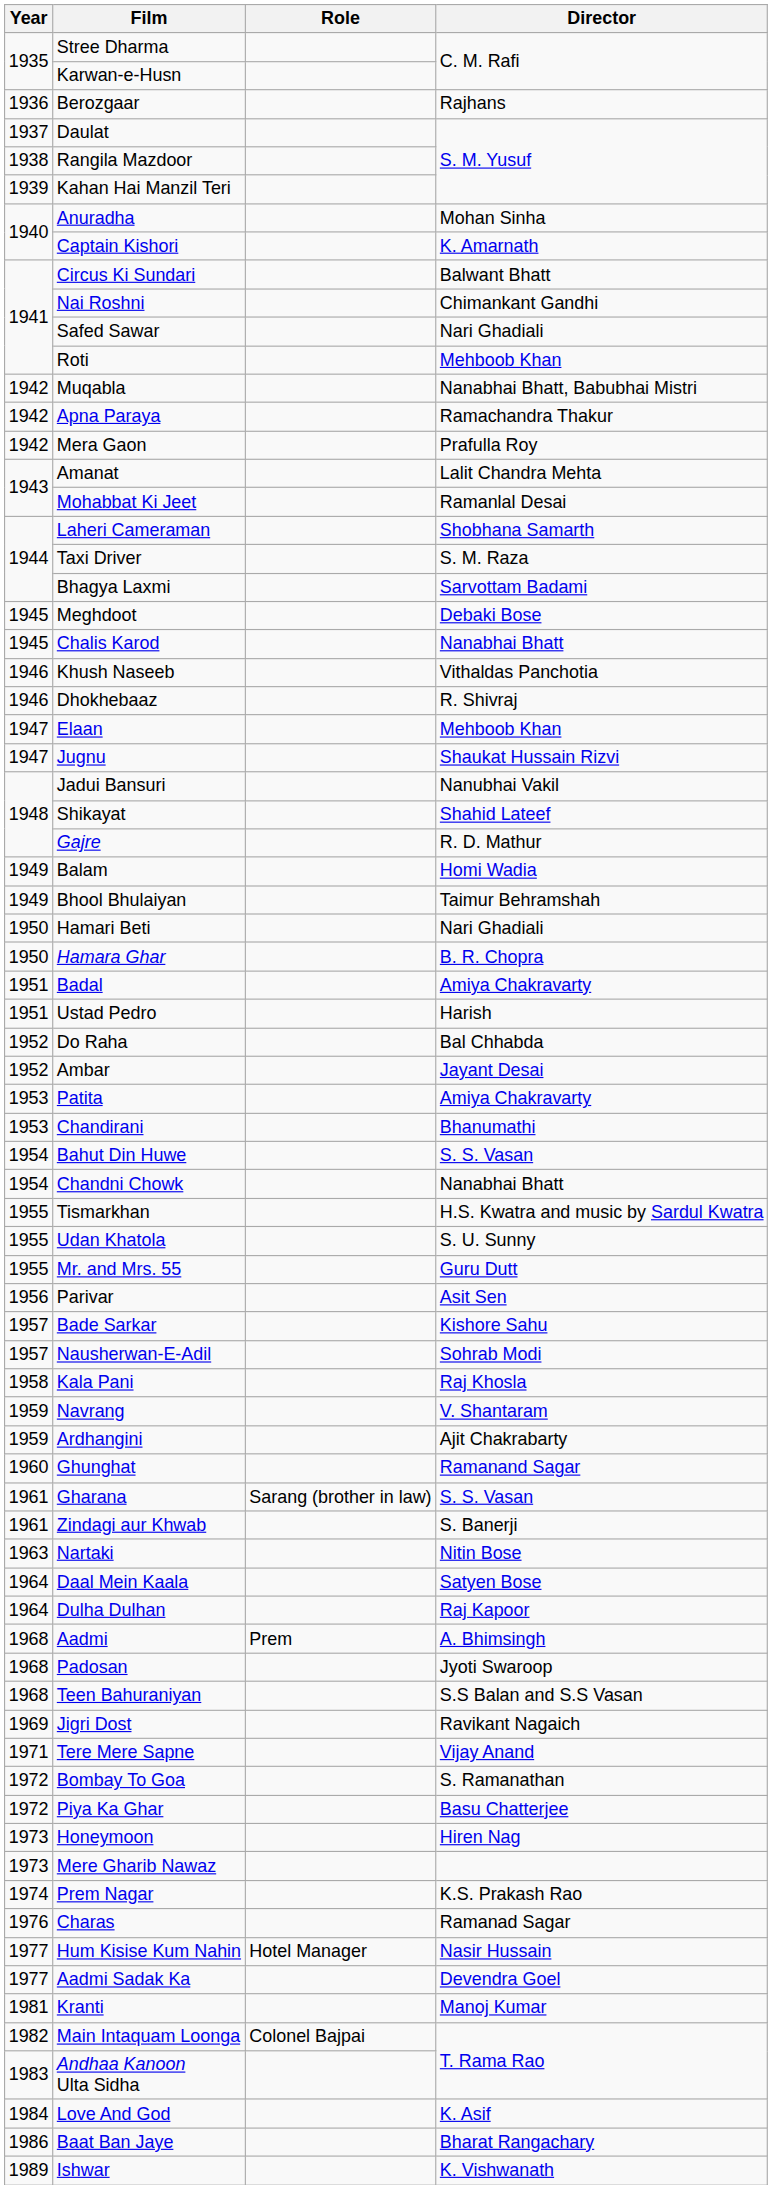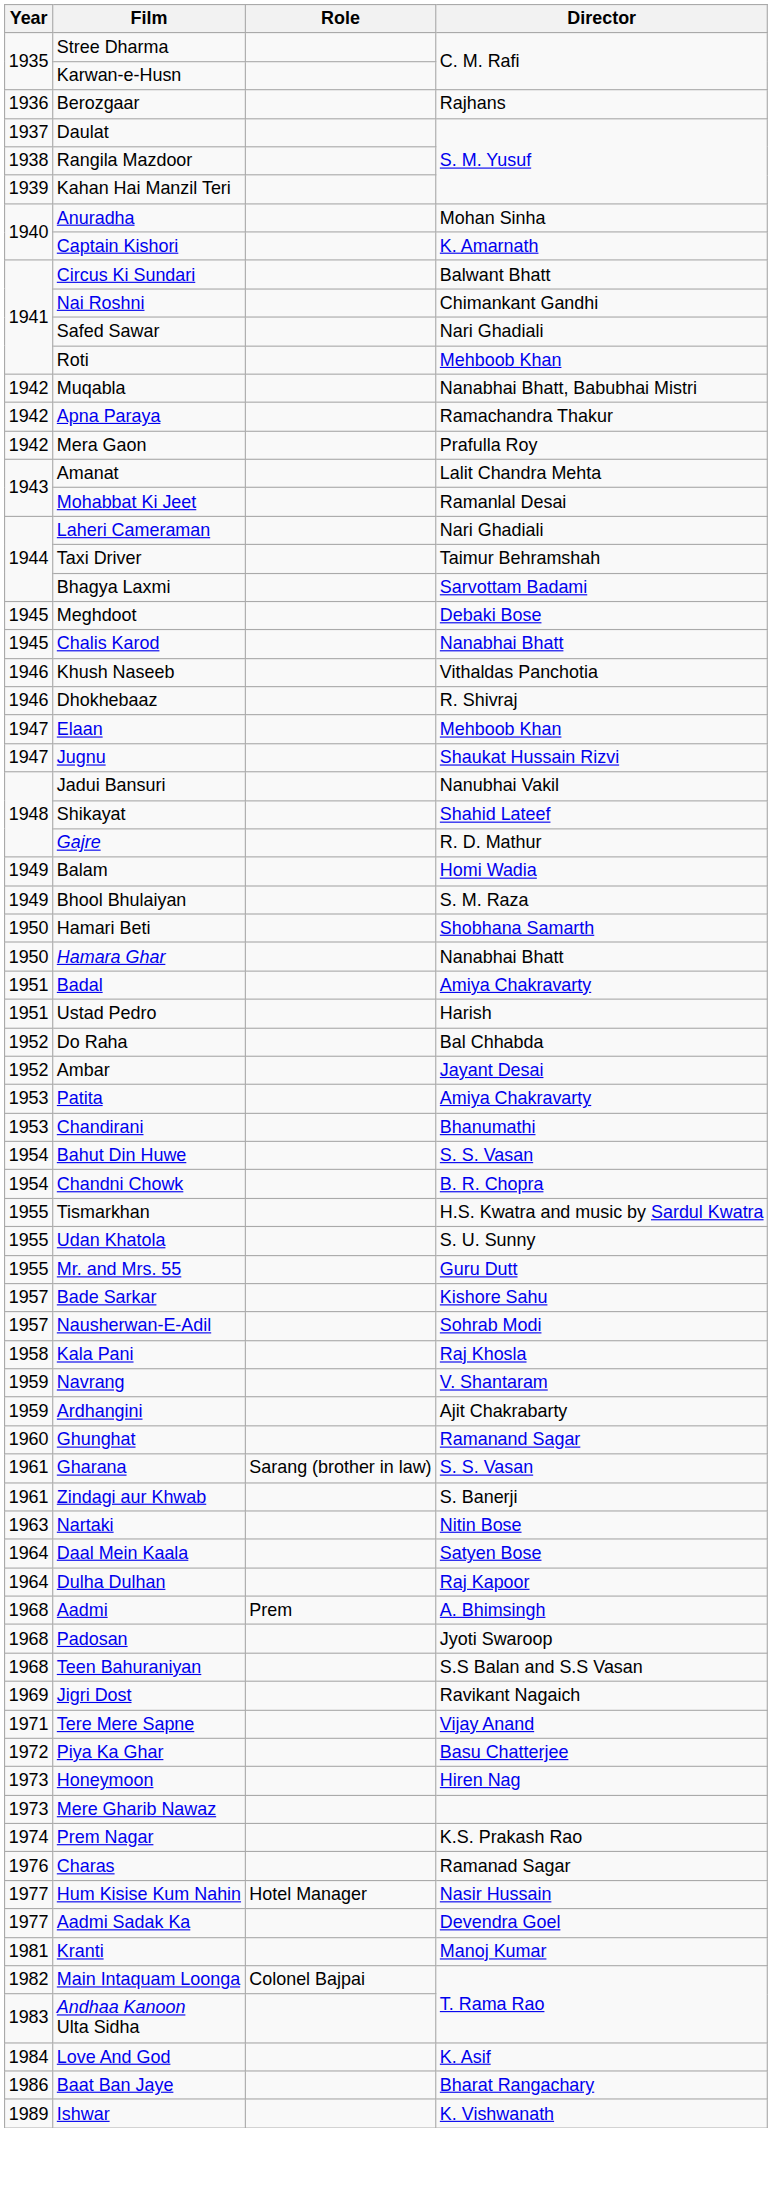(517, 530) Shobhana Samarth -> (492, 530) Nari Ghadiali
(484, 558) S. M. Raza -> (520, 558) Taimur Behramshah
(520, 899) Taimur Behramshah -> (484, 899) S. M. Raza
(492, 928) Nari Ghadiali -> (517, 928) Shobhana Samarth
(492, 956) B. R. Chopra -> (502, 956) Nanabhai Bhatt
(502, 1183) Nanabhai Bhatt -> (492, 1183) B. R. Chopra
- row: (85, 1297)
- row: (121, 1780)
